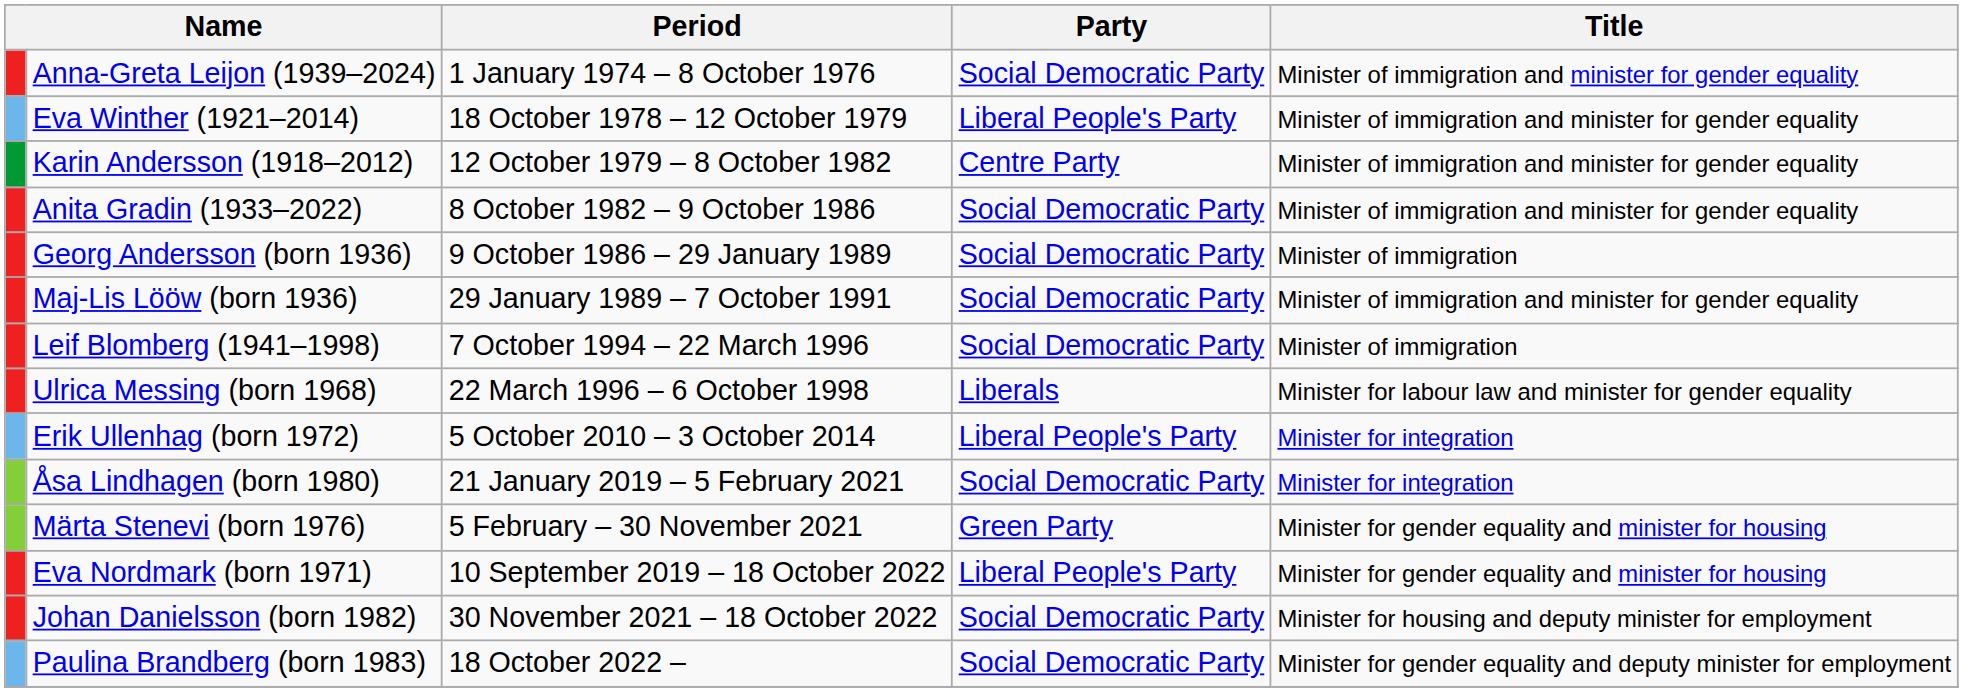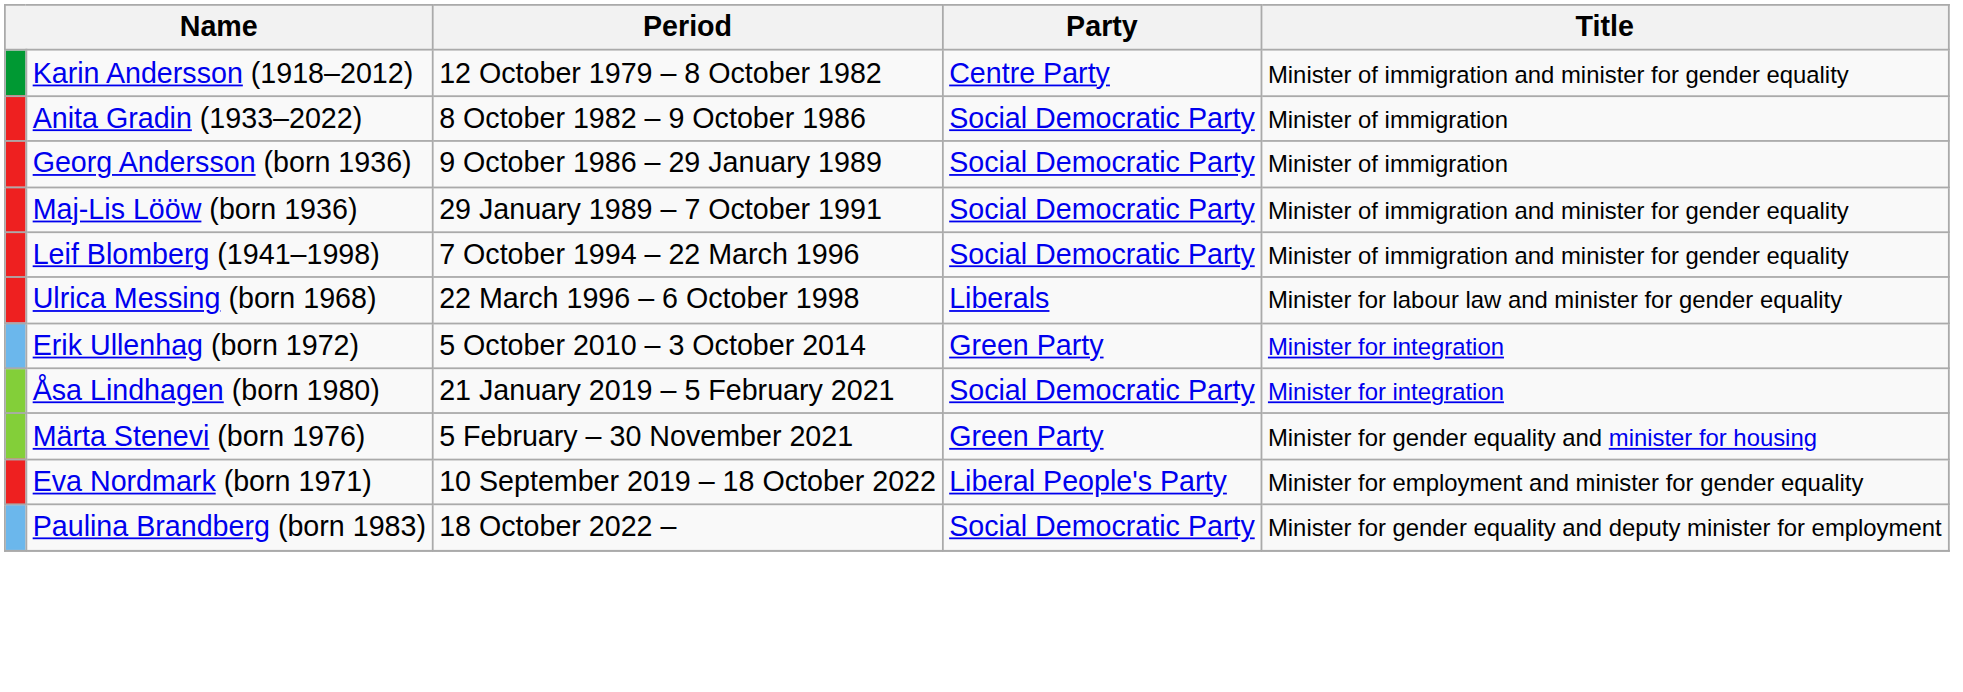- row: (234, 72)
- row: (196, 118)
(1568, 210) Minister of immigration and minister for gender equality -> (1388, 119) Minister of immigration
(1397, 346) Minister of immigration -> (1558, 256) Minister of immigration and minister for gender equality
(1098, 436) Liberal People's Party -> (1026, 345) Green Party
(1552, 574) Minister for gender equality and minister for housing -> (1566, 483) Minister for employment and minister for gender equality
- row: (225, 617)
